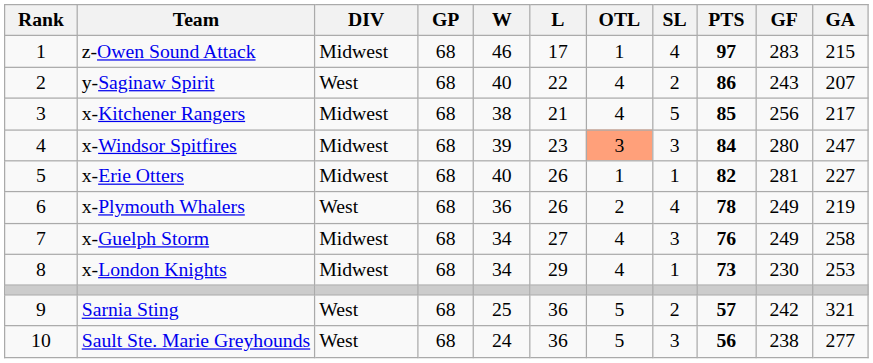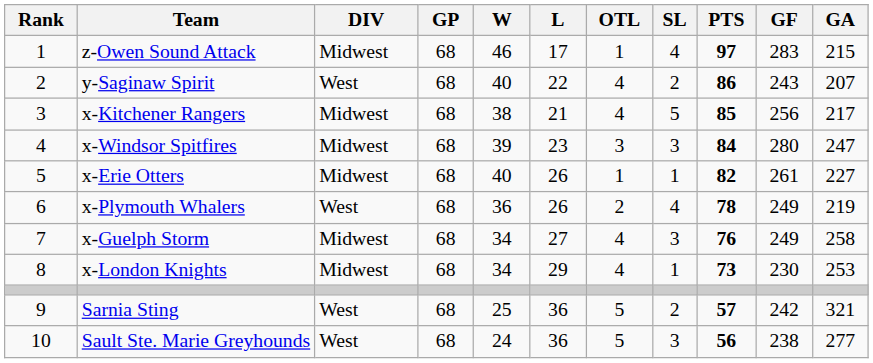(619, 144) lightsalmon background -> (619, 144) no background
(784, 176) 281 -> (784, 176) 261
